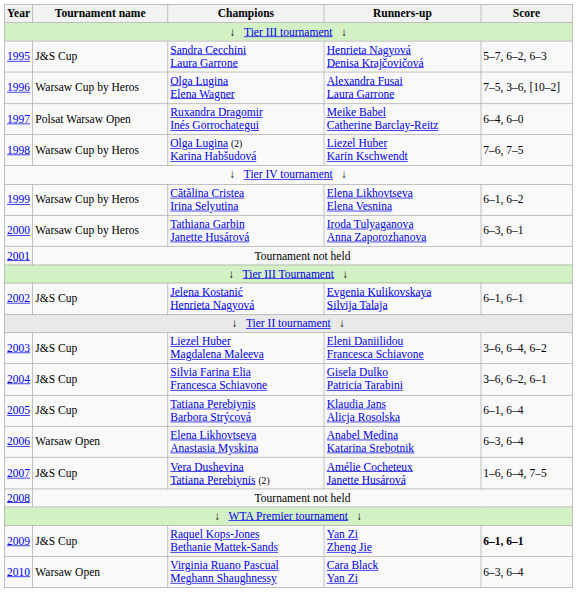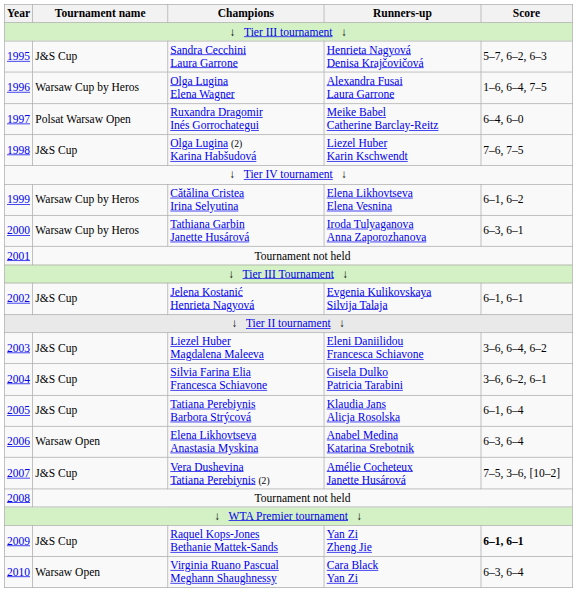(522, 87) 7–5, 3–6, [10–2] -> (515, 87) 1–6, 6–4, 7–5
(87, 150) Warsaw Cup by Heros -> (56, 150) J&S Cup
(515, 473) 1–6, 6–4, 7–5 -> (522, 473) 7–5, 3–6, [10–2]
